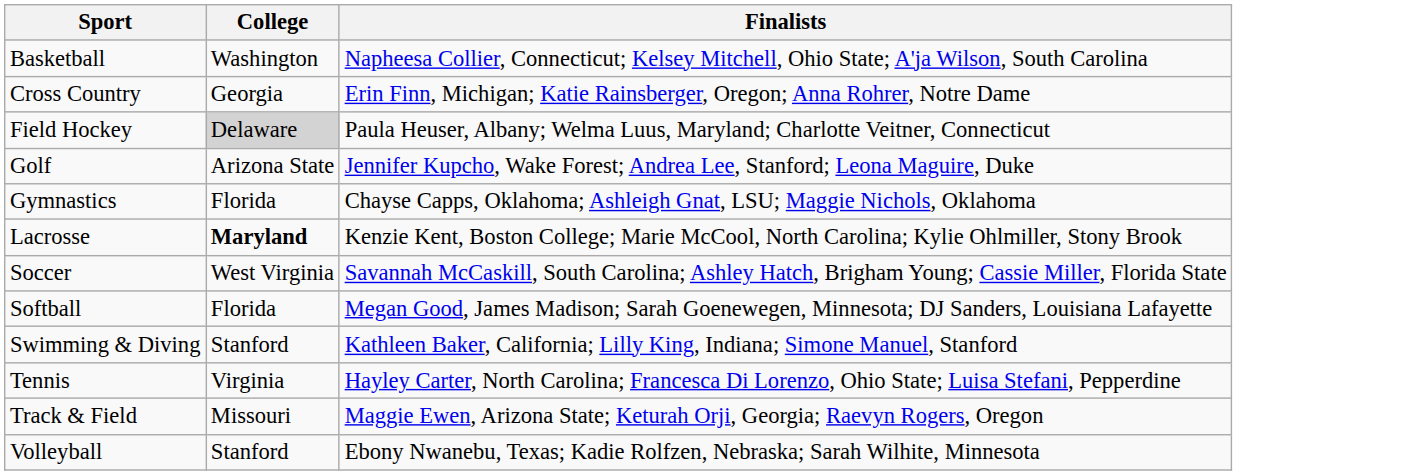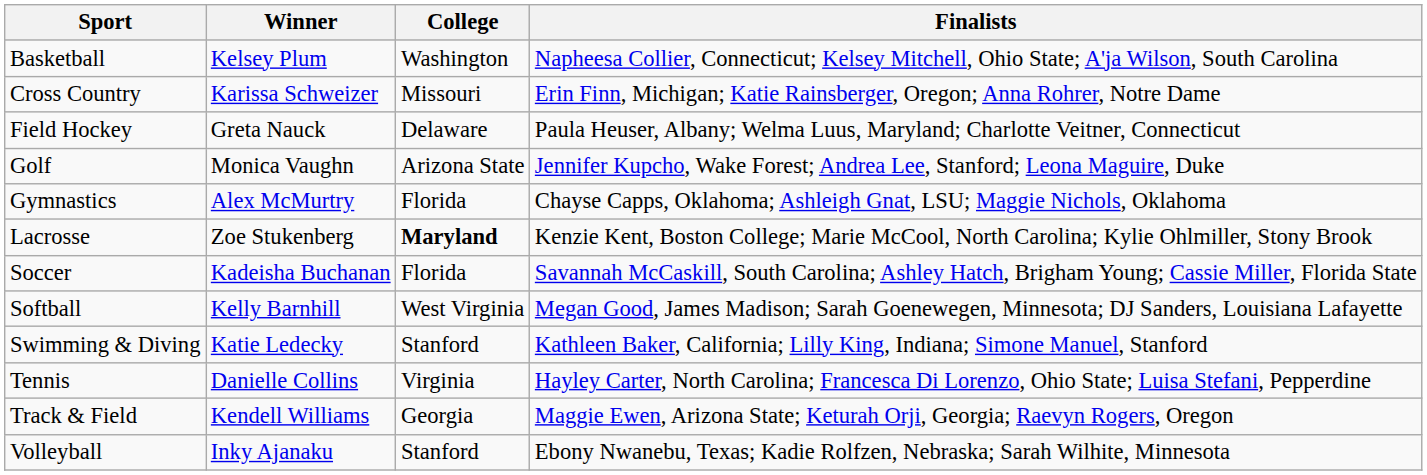+ column: (301, 22)
(247, 93) Georgia -> (441, 93) Missouri
(254, 129) lightgrey background -> (444, 129) no background
(272, 272) West Virginia -> (434, 272) Florida
(243, 308) Florida -> (463, 308) West Virginia
(251, 415) Missouri -> (437, 415) Georgia
